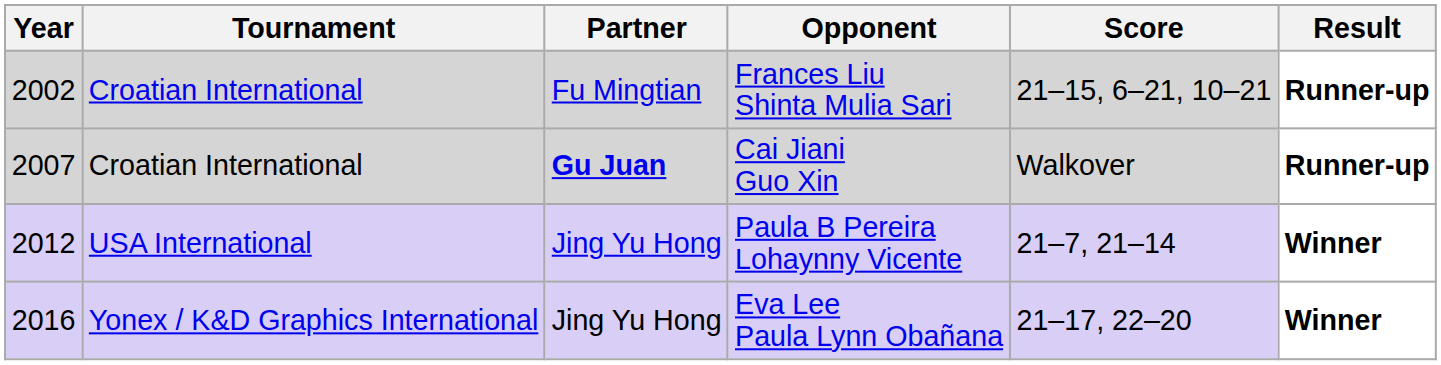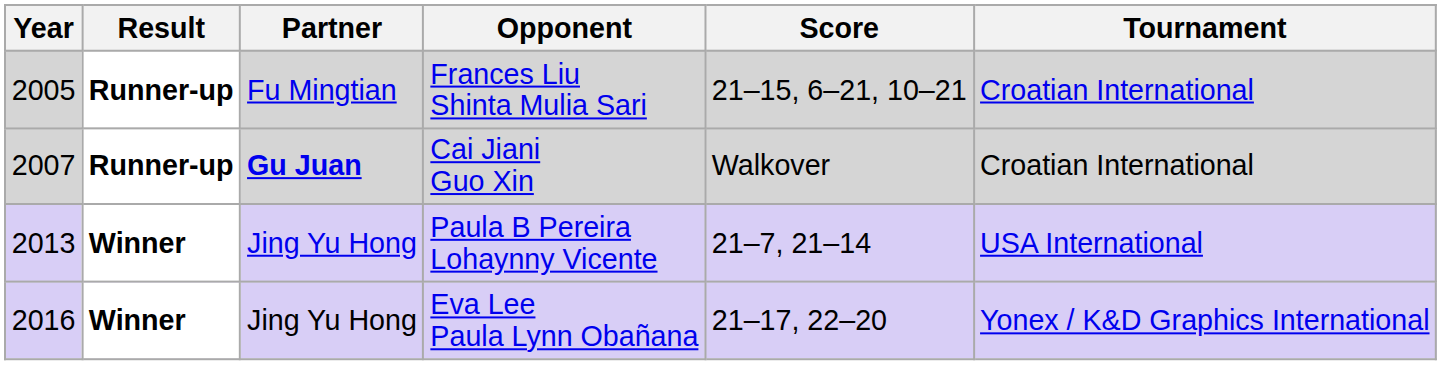columns swapped: (314, 28) <-> (1357, 28)
(44, 89) 2002 -> (44, 89) 2005
(44, 243) 2012 -> (44, 243) 2013
